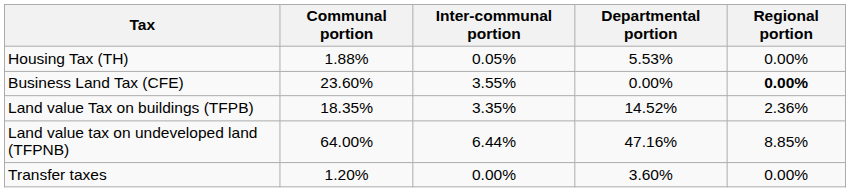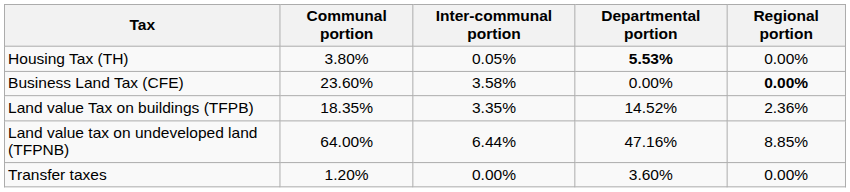(347, 58) 1.88% -> (347, 58) 3.80%
(651, 58) normal -> (651, 58) bold
(494, 83) 3.55% -> (494, 83) 3.58%
